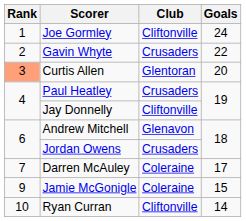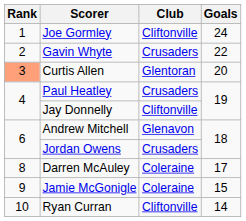(22, 168) 7 -> (22, 168) 8
